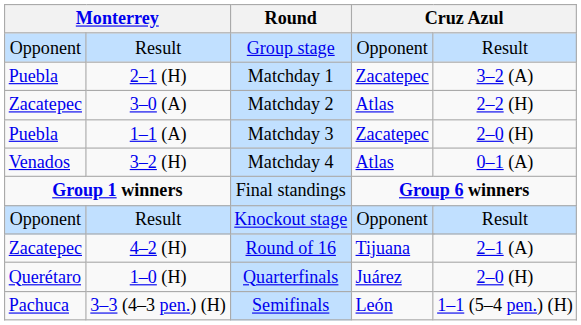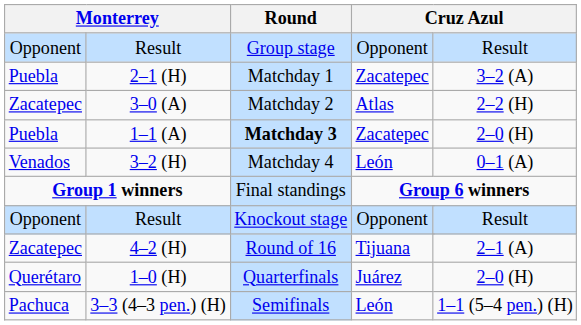(291, 133) normal -> (291, 133) bold
(375, 162) Atlas -> (374, 162) León
